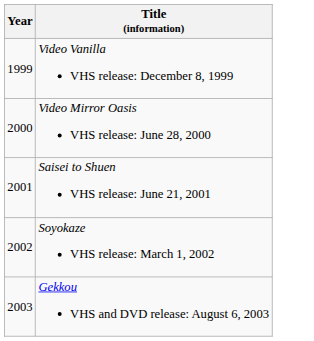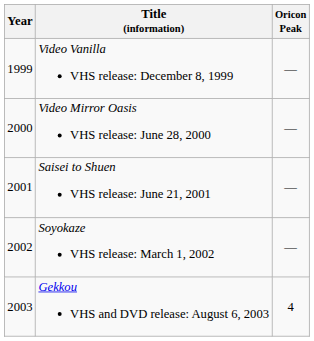+ column: (291, 22)
